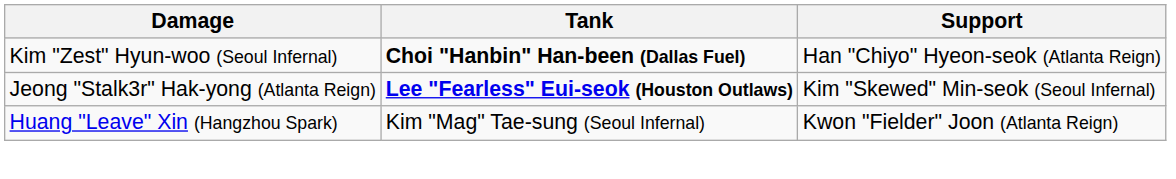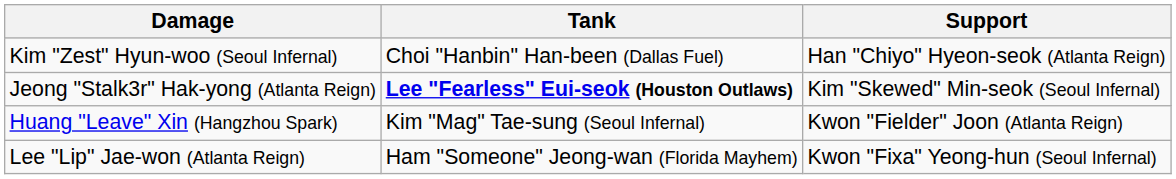(566, 55) bold -> (555, 55) normal
+ row: (157, 156)
